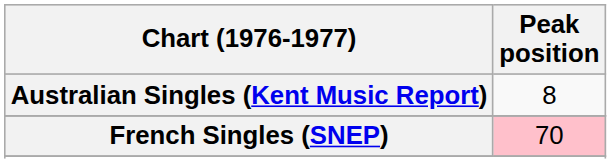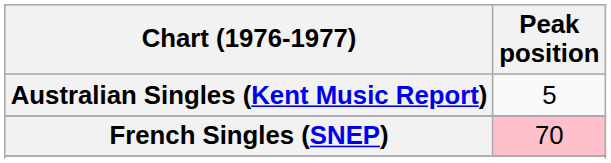(549, 94) 8 -> (549, 94) 5
